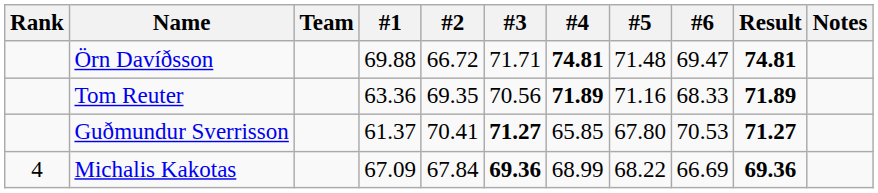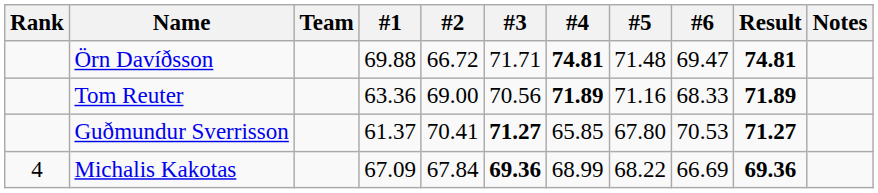(453, 95) 69.35 -> (453, 95) 69.00
